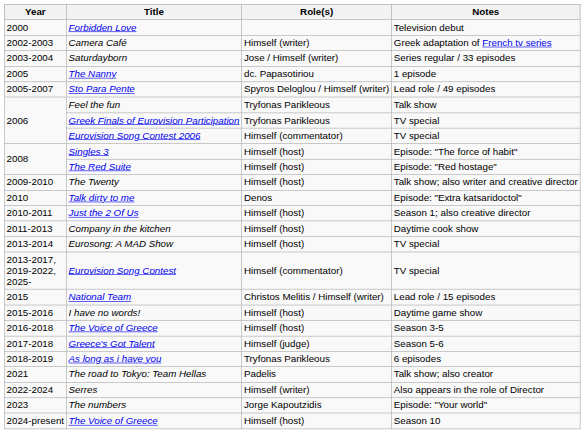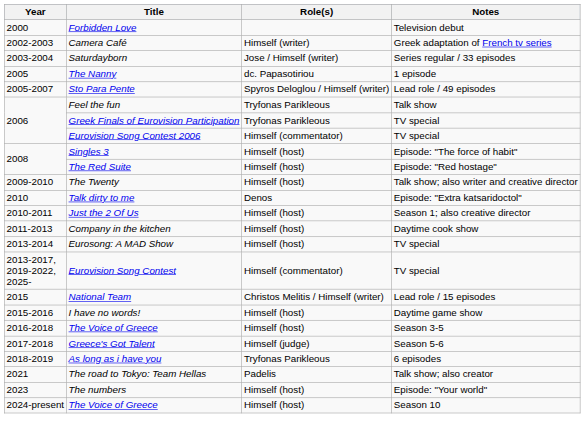- row: (30, 390)
(283, 405) Jorge Kapoutzidis -> (274, 390) Himself (host)
